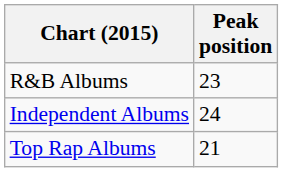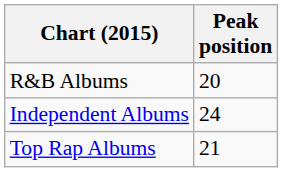(210, 80) 23 -> (210, 80) 20
